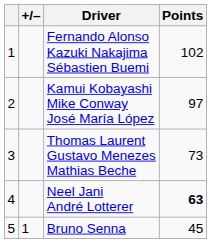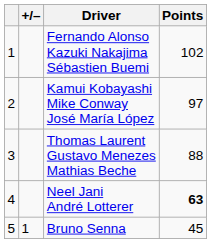(196, 155) 73 -> (196, 155) 88
